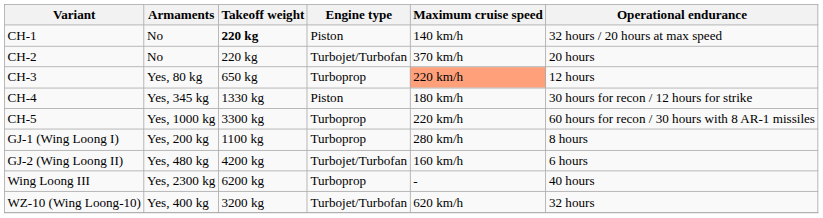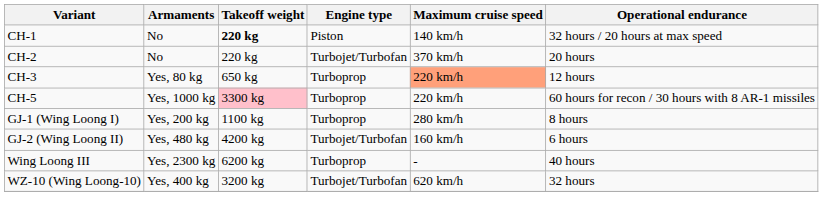- row: (22, 98)
(243, 118) no background -> (243, 98) pink background
